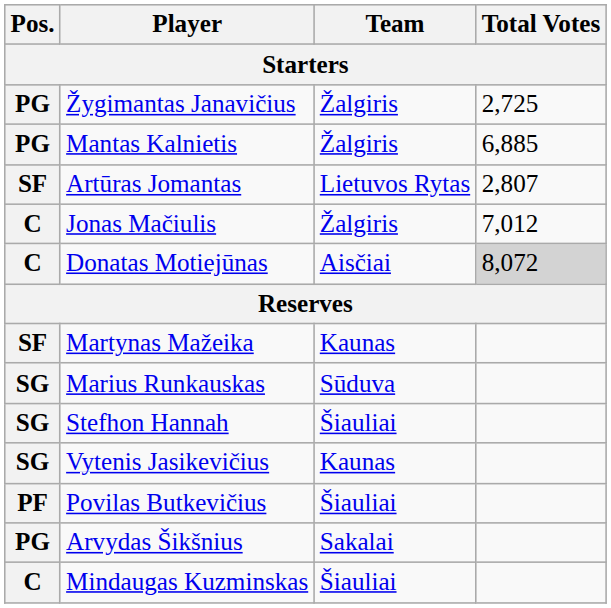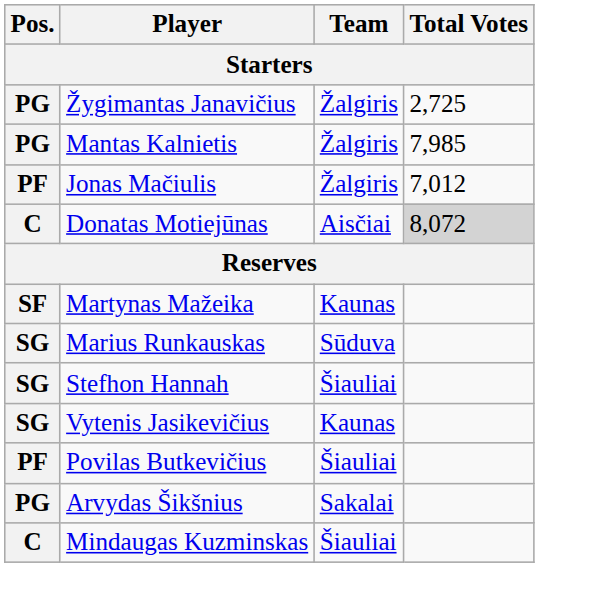(510, 143) 6,885 -> (438, 143) 7,985
- row: (154, 183)
(33, 223) C -> (33, 183) PF
